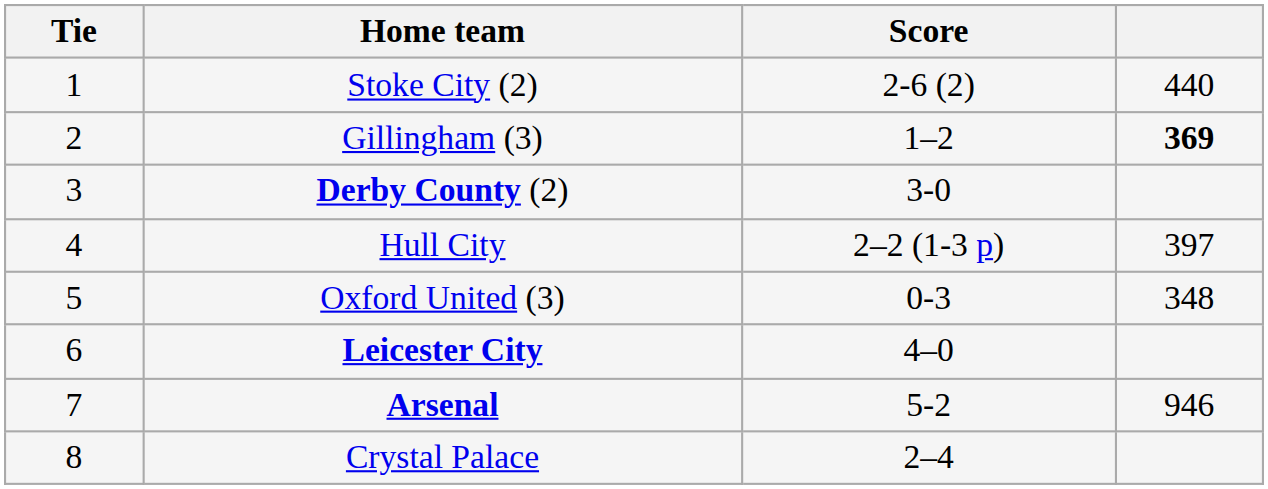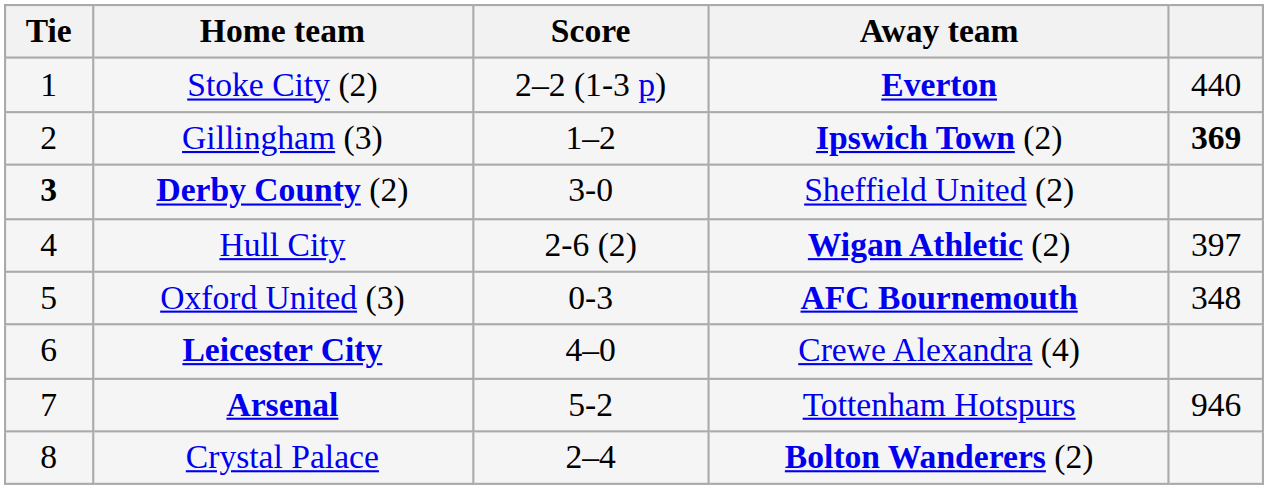+ column: (939, 31)
(929, 84) 2-6 (2) -> (591, 84) 2–2 (1-3 p)
(74, 191) normal -> (49, 191) bold
(929, 244) 2–2 (1-3 p) -> (591, 244) 2-6 (2)
